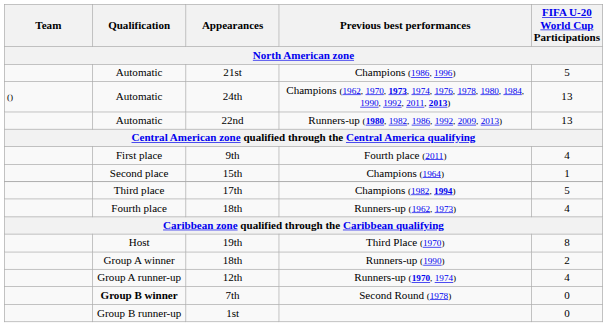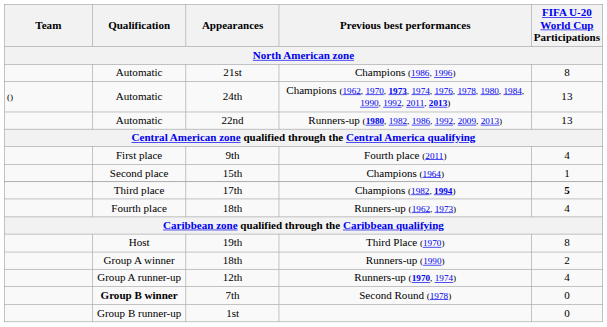(567, 73) 5 -> (567, 73) 8
(567, 190) normal -> (567, 190) bold
